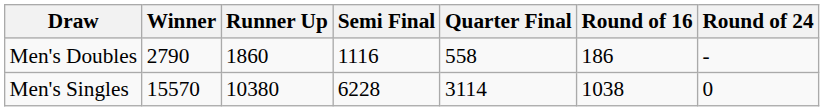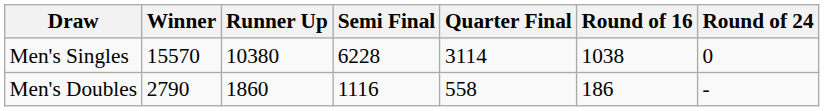rows swapped: (69, 88) <-> (73, 55)
